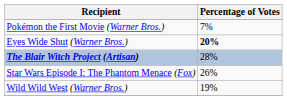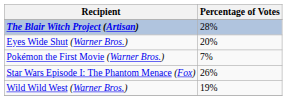rows swapped: (73, 57) <-> (85, 27)
(209, 42) bold -> (209, 42) normal
